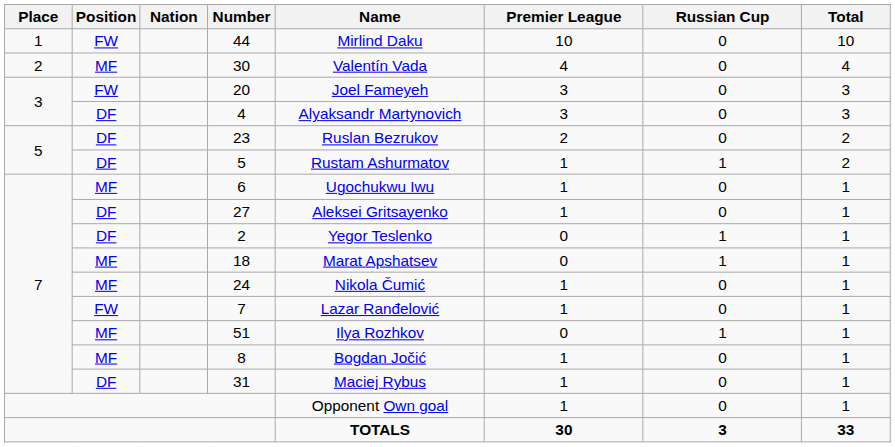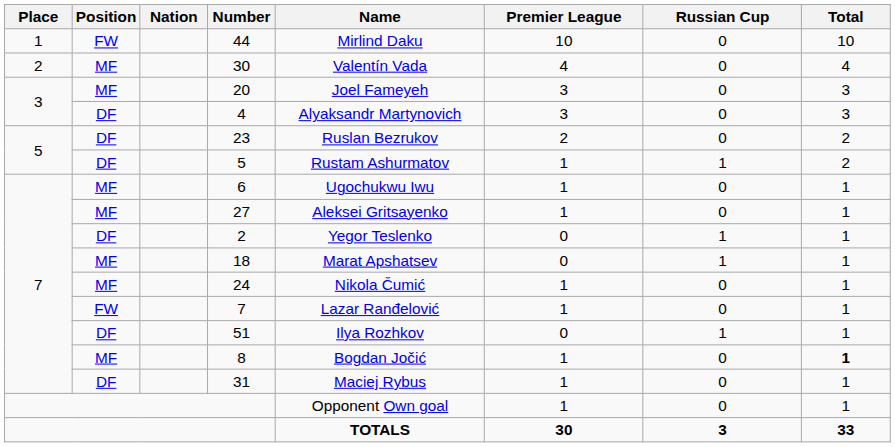(106, 90) FW -> (106, 90) MF
(106, 211) DF -> (106, 211) MF
(106, 333) MF -> (106, 333) DF
(846, 357) normal -> (846, 357) bold
